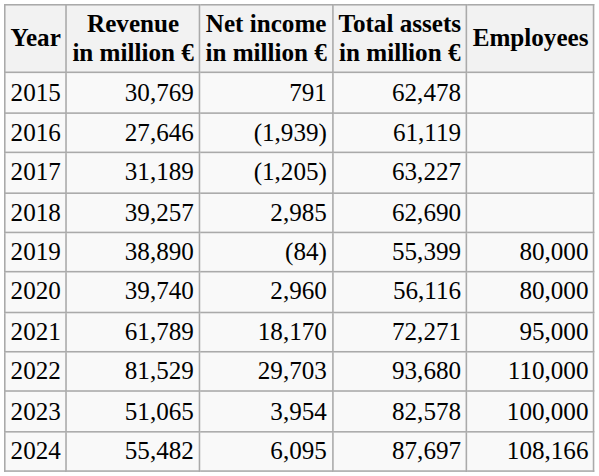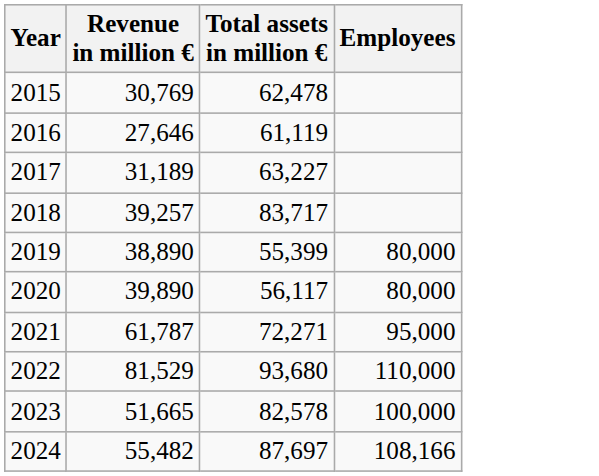- column: (266, 38)
(427, 212) 62,690 -> (293, 212) 83,717
(159, 291) 39,740 -> (159, 291) 39,890
(427, 291) 56,116 -> (294, 291) 56,117
(159, 331) 61,789 -> (159, 331) 61,787
(159, 411) 51,065 -> (159, 411) 51,665
